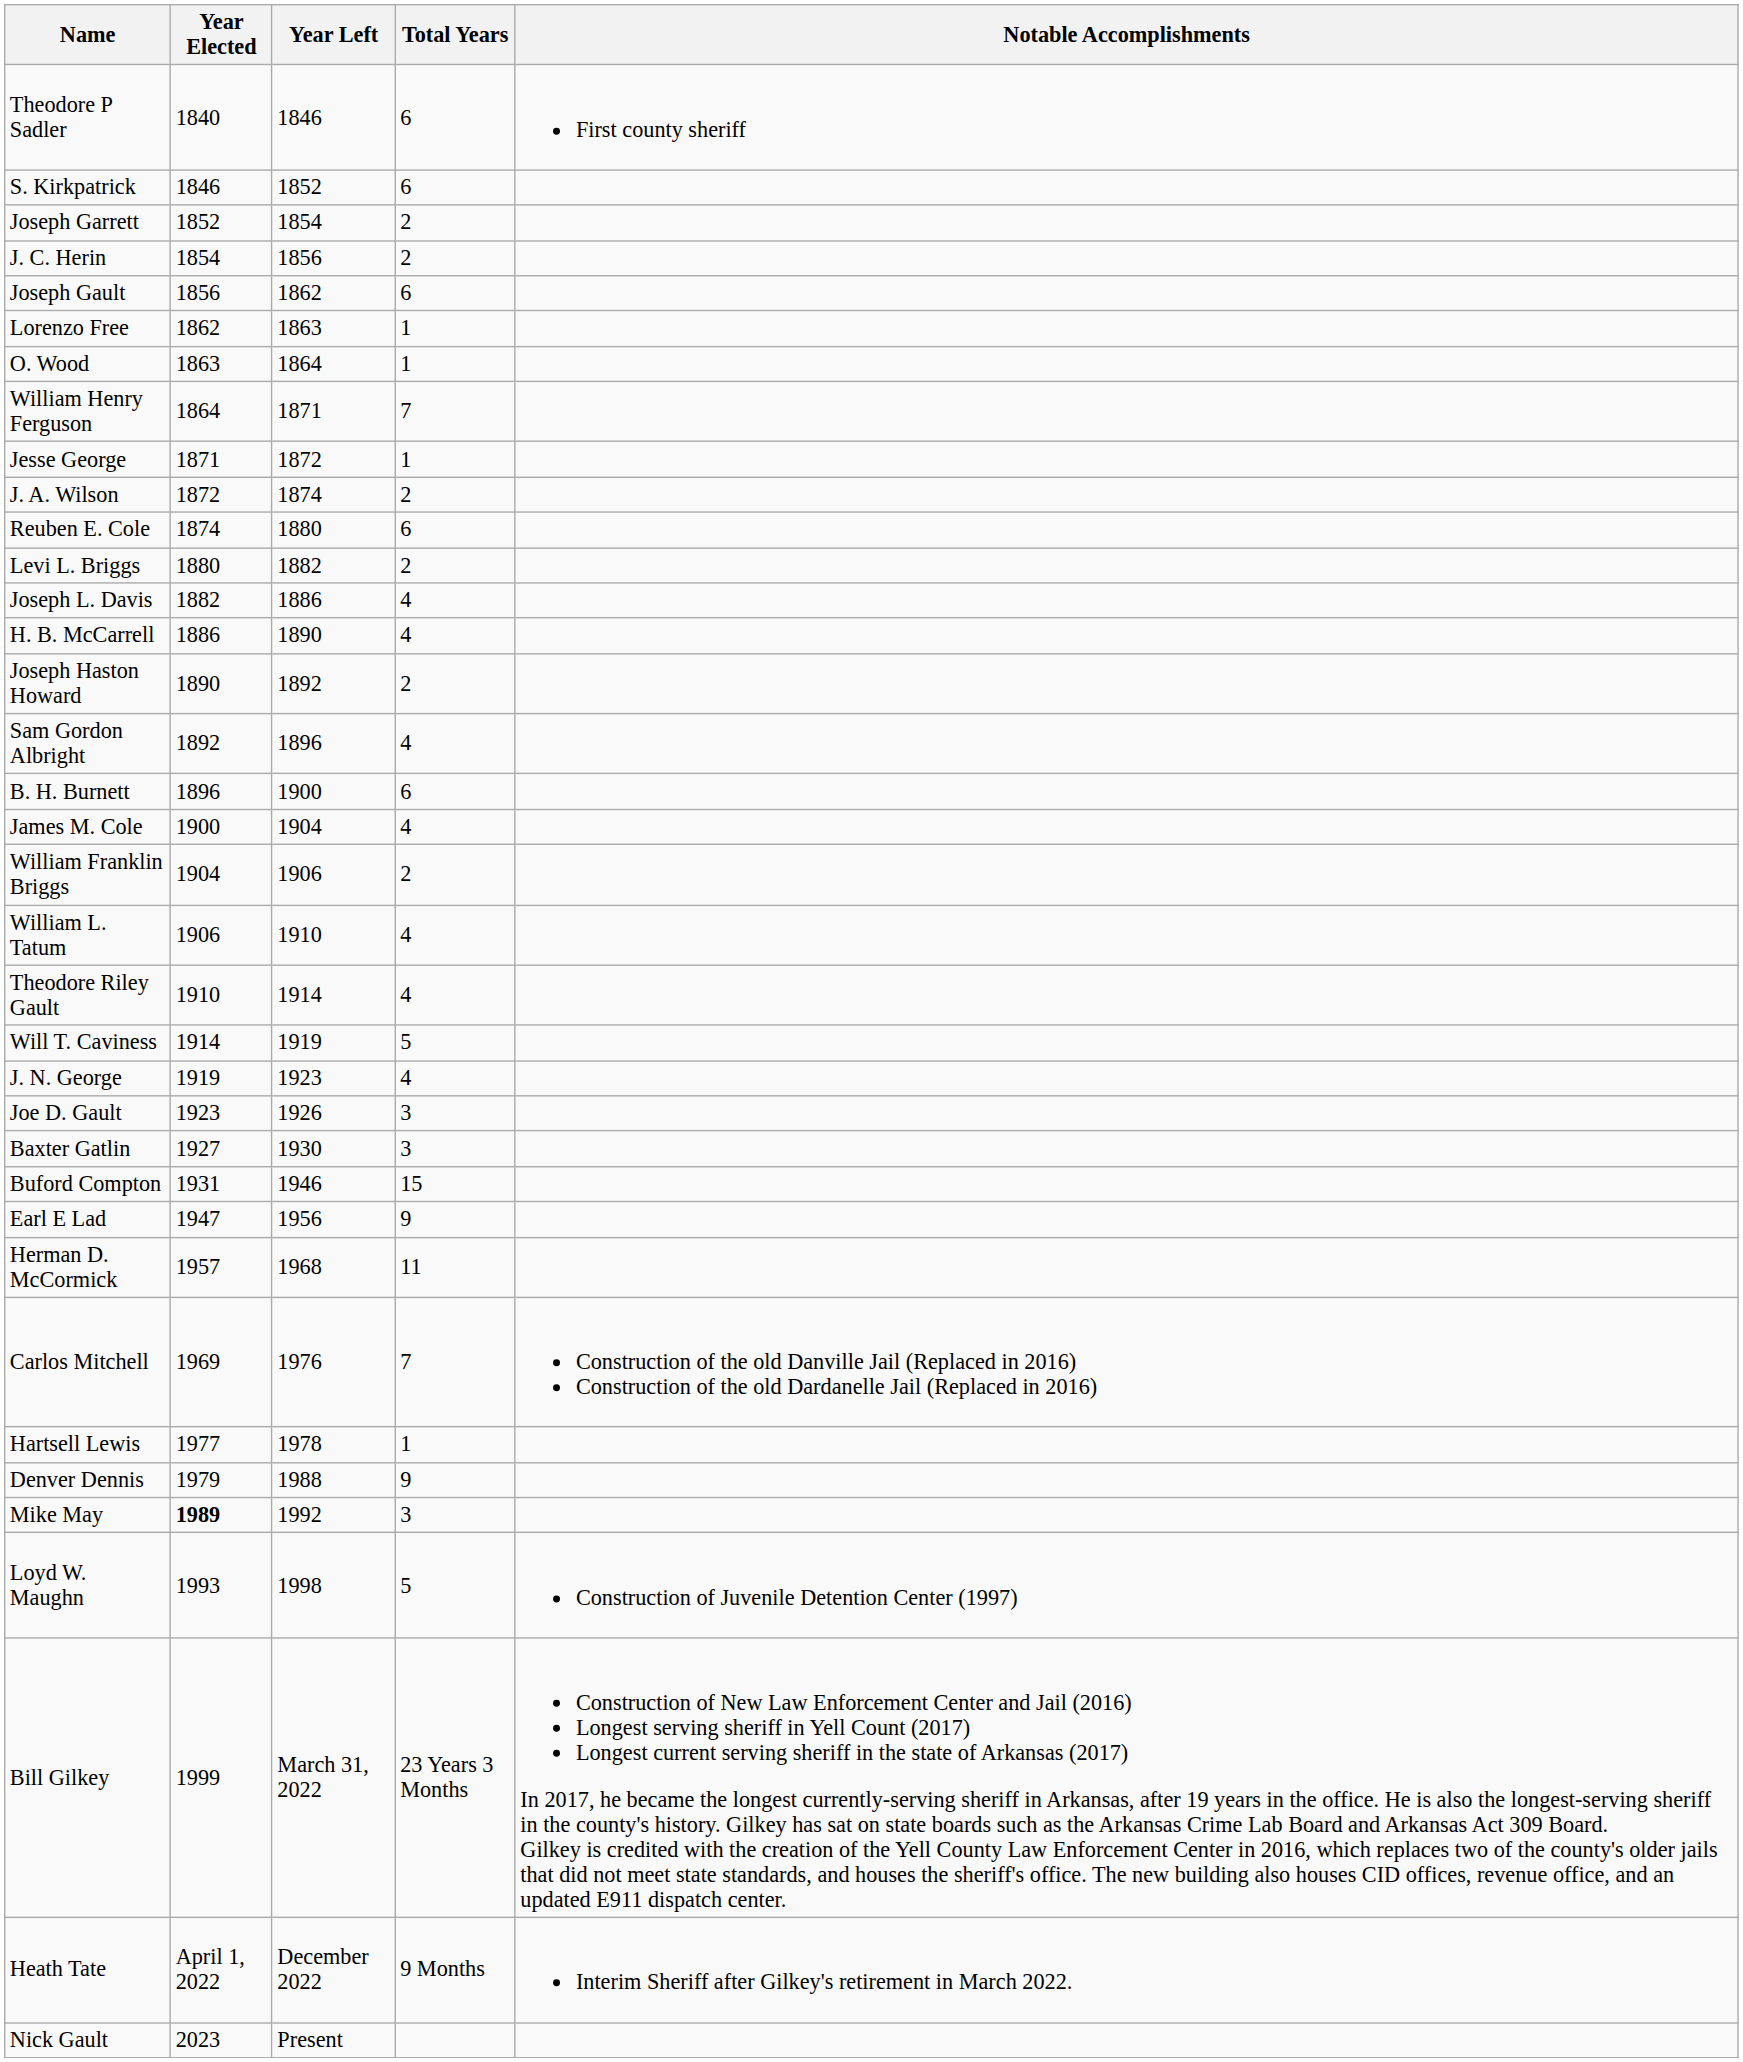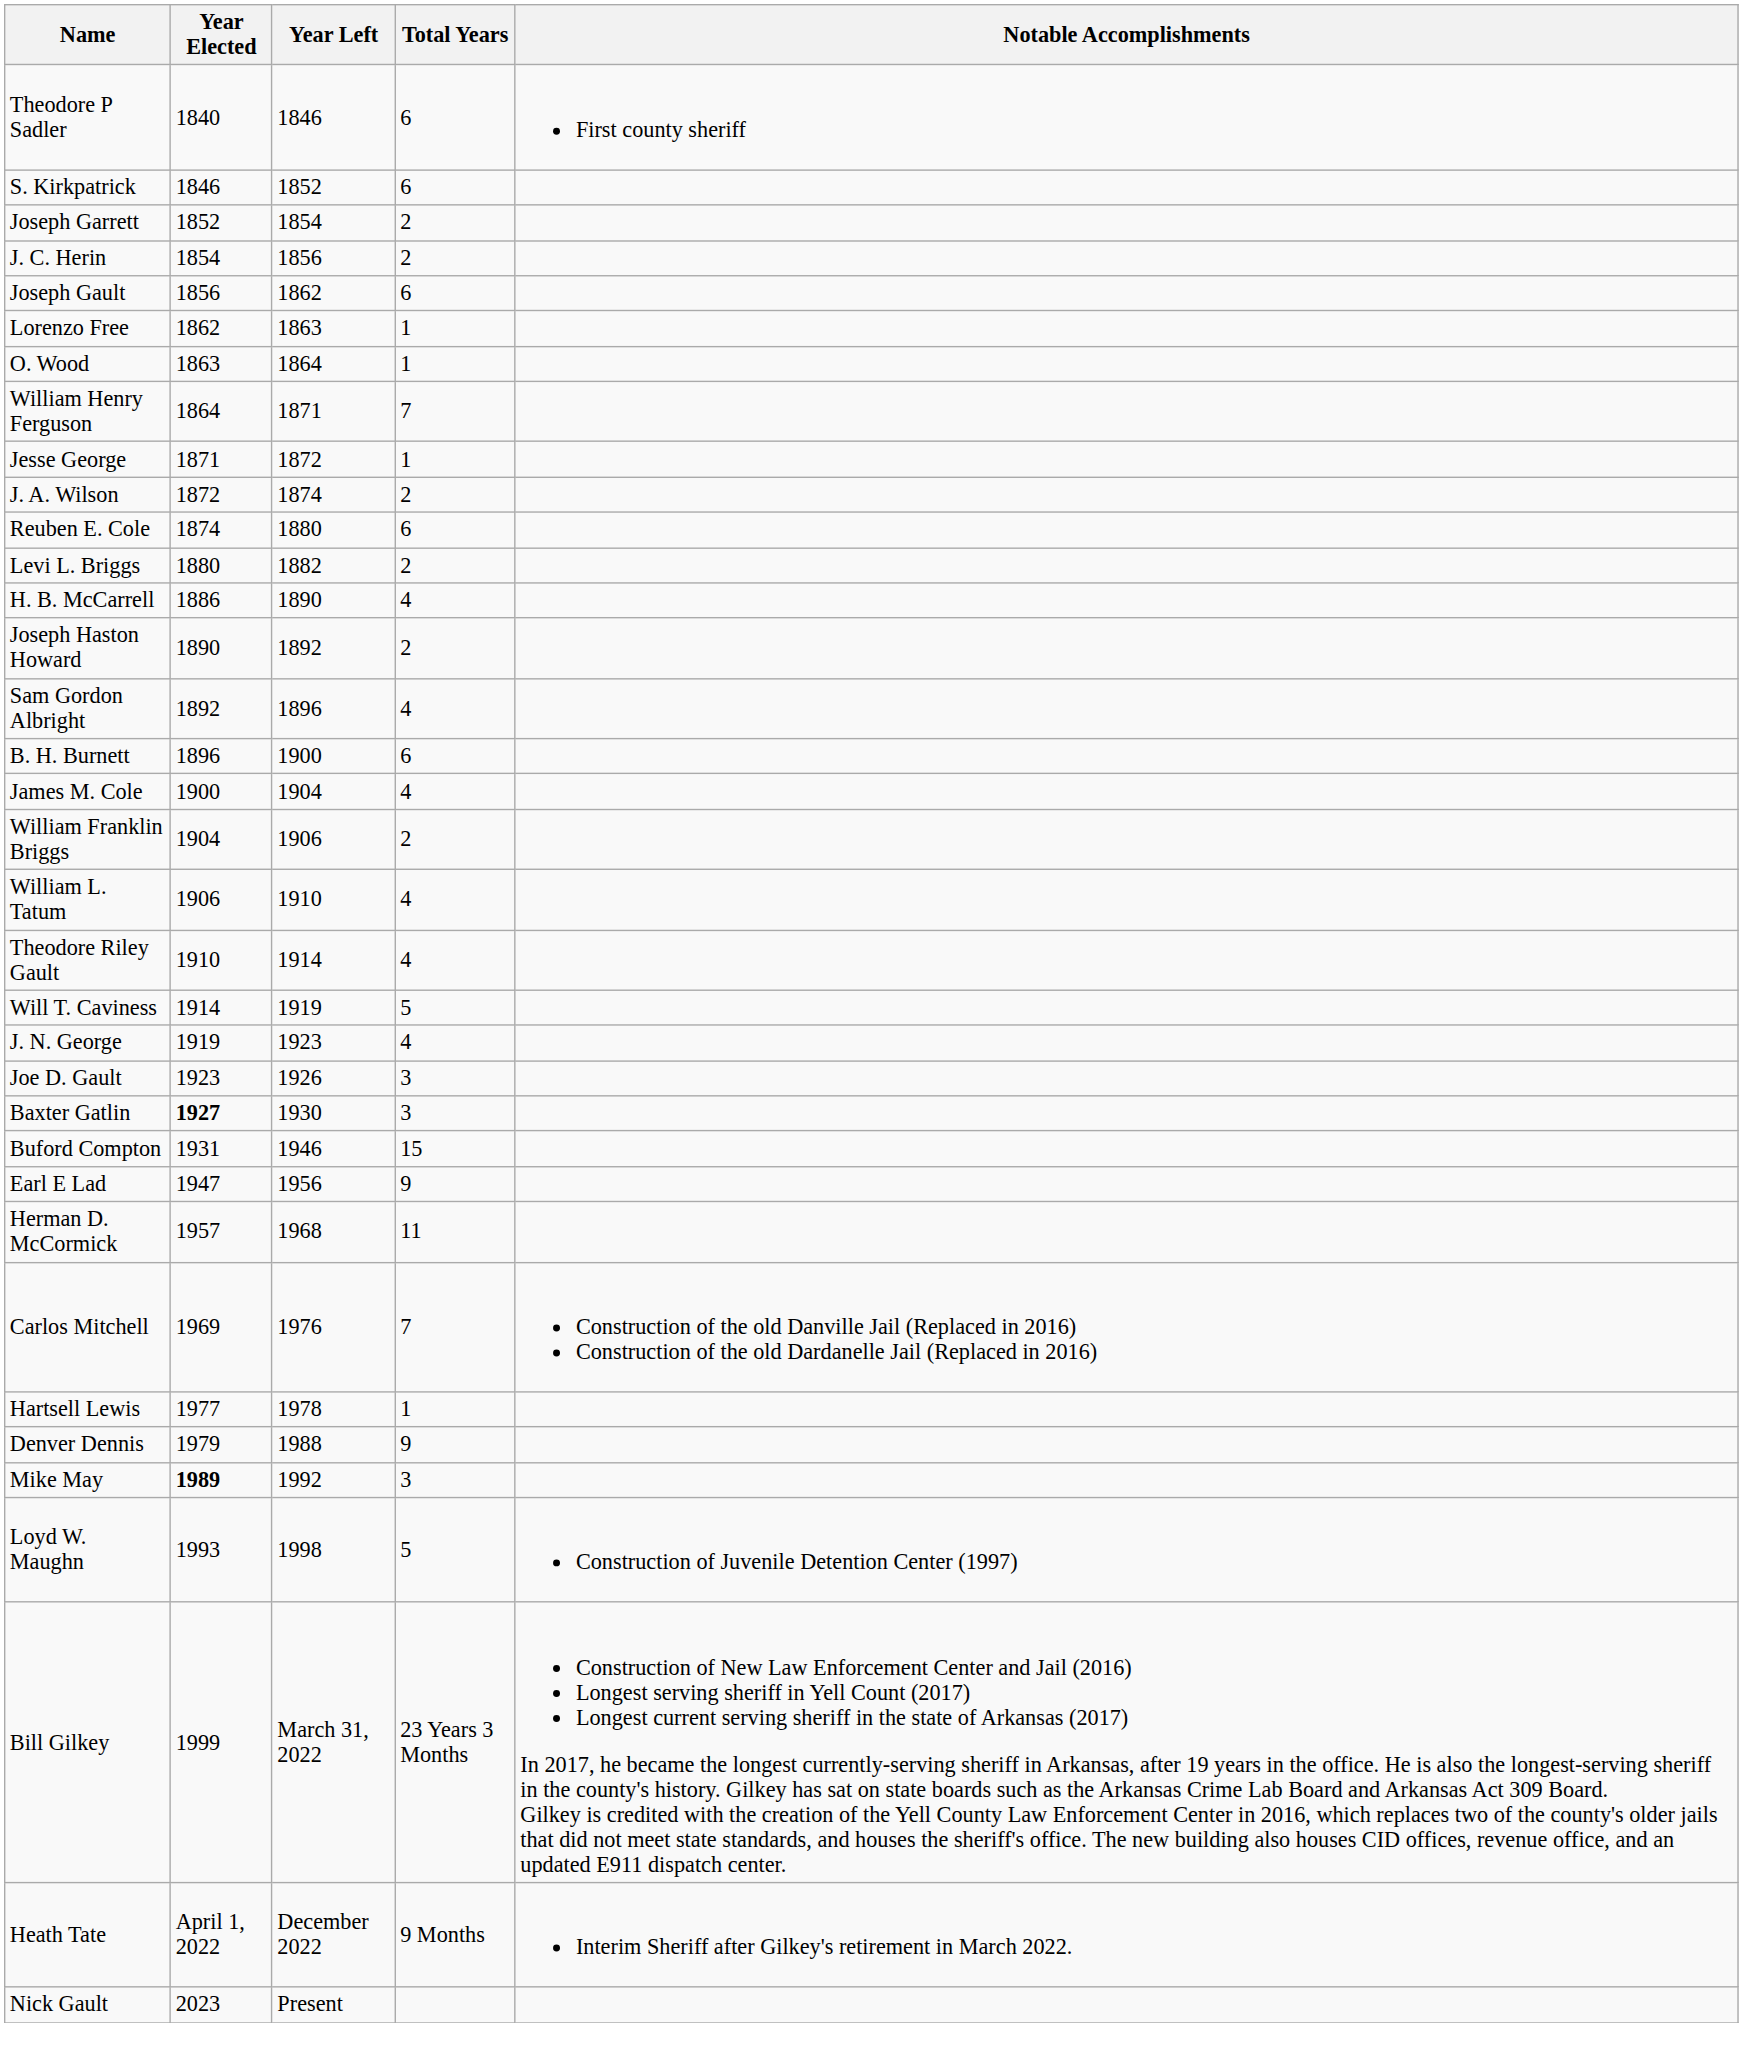- row: (81, 600)
(198, 1148) normal -> (198, 1113) bold
